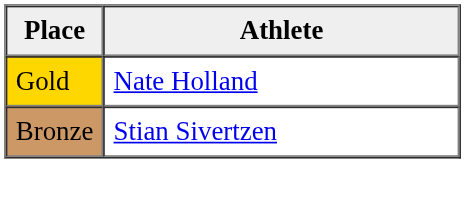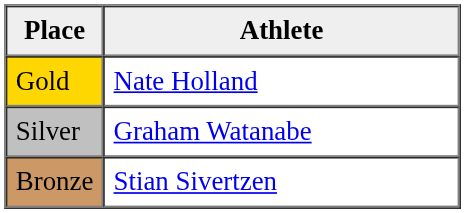+ row: (48, 131)
